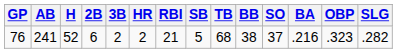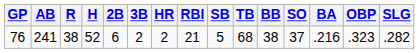+ column: (71, 15)
